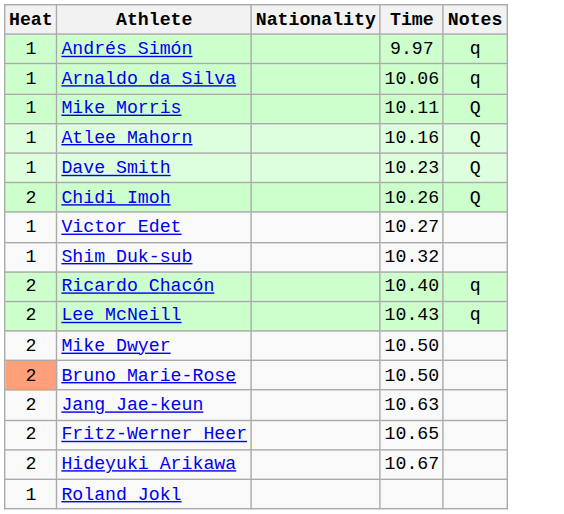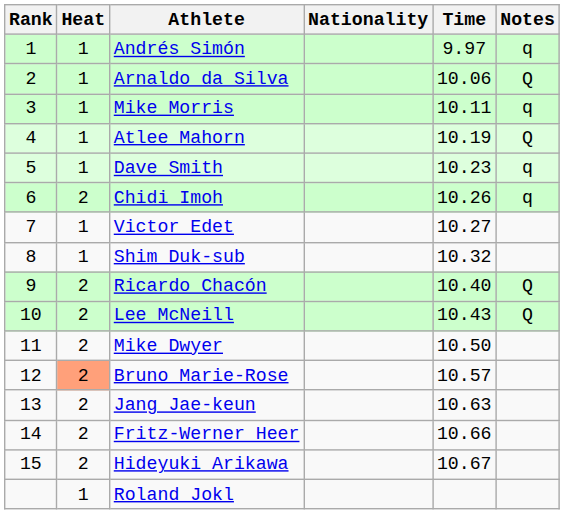+ column: (31, 20)
(475, 79) q -> (528, 79) Q
(475, 109) Q -> (528, 109) q
(412, 138) 10.16 -> (464, 138) 10.19
(475, 168) Q -> (528, 168) q
(475, 198) Q -> (528, 198) q
(475, 286) q -> (528, 286) Q
(475, 316) q -> (528, 316) Q
(412, 375) 10.50 -> (464, 375) 10.57
(412, 435) 10.65 -> (464, 435) 10.66
